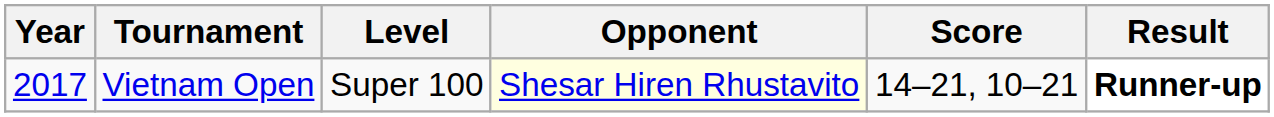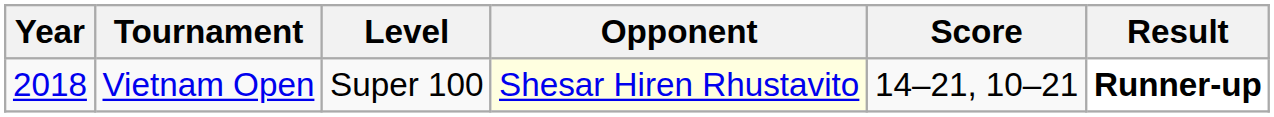(50, 84) 2017 -> (50, 84) 2018
